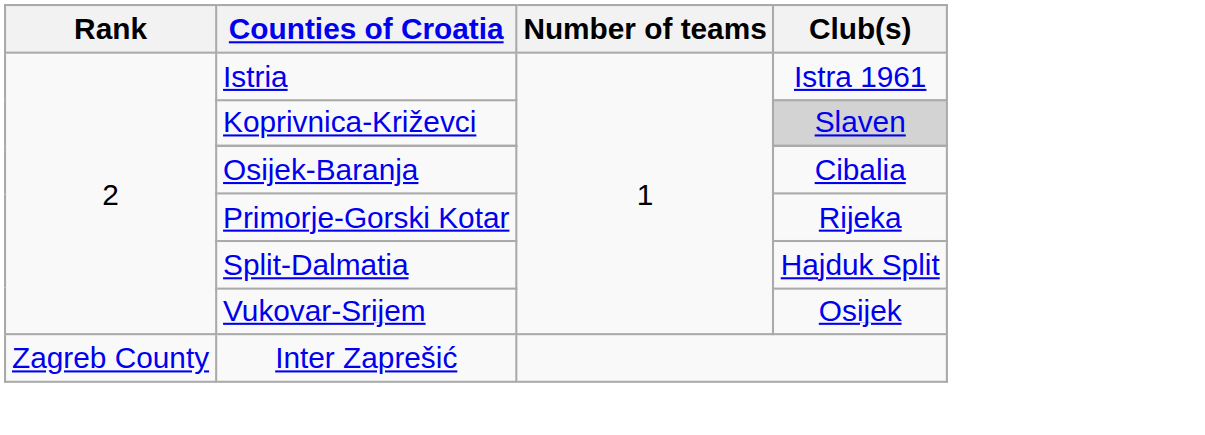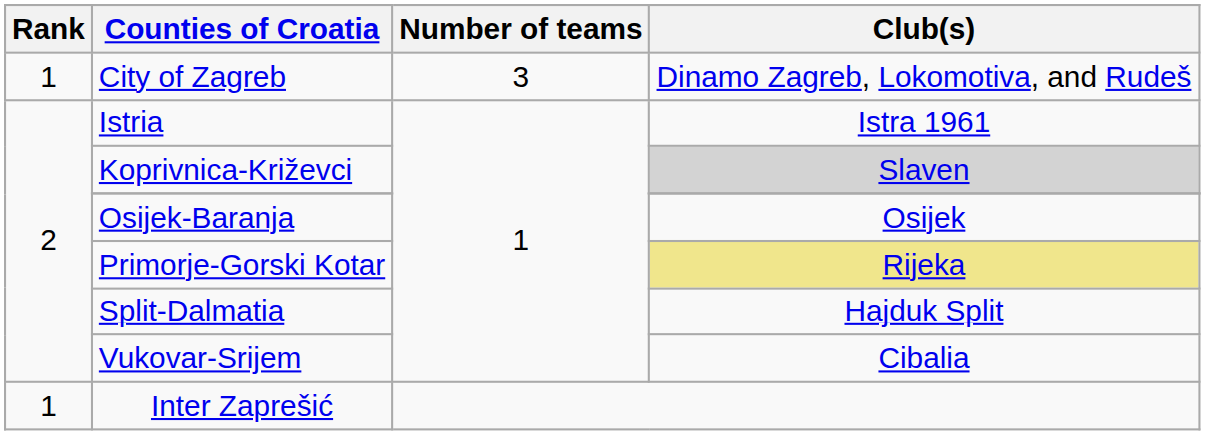+ row: (192, 76)
(860, 170) Cibalia -> (924, 217) Osijek
(860, 217) no background -> (924, 264) khaki background
(860, 312) Osijek -> (924, 359) Cibalia
(111, 359) Zagreb County -> (48, 406) 1
